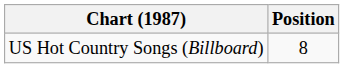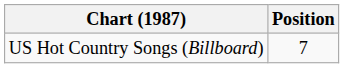(303, 47) 8 -> (303, 47) 7
